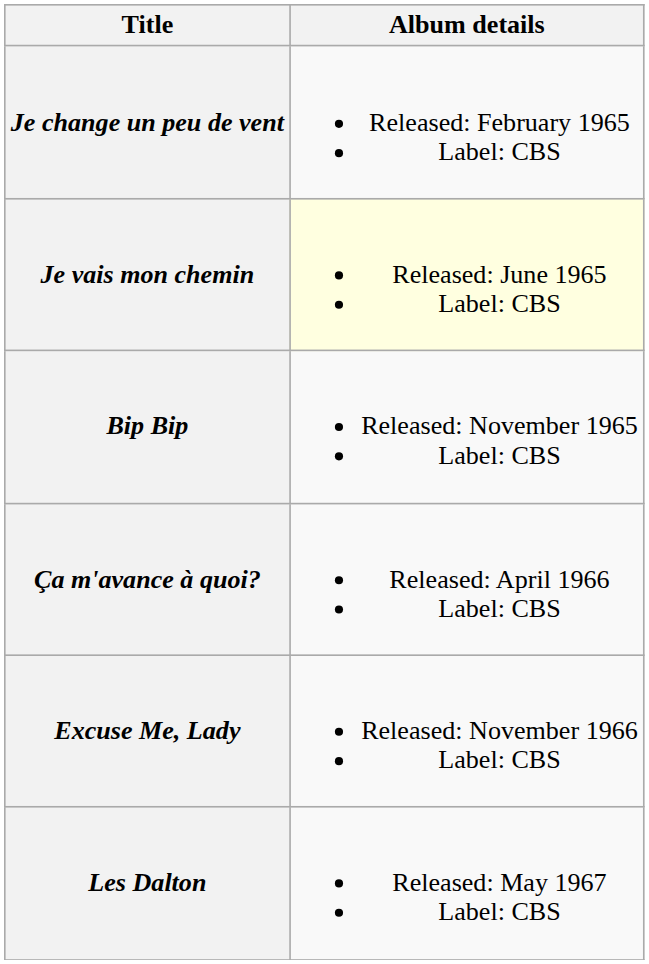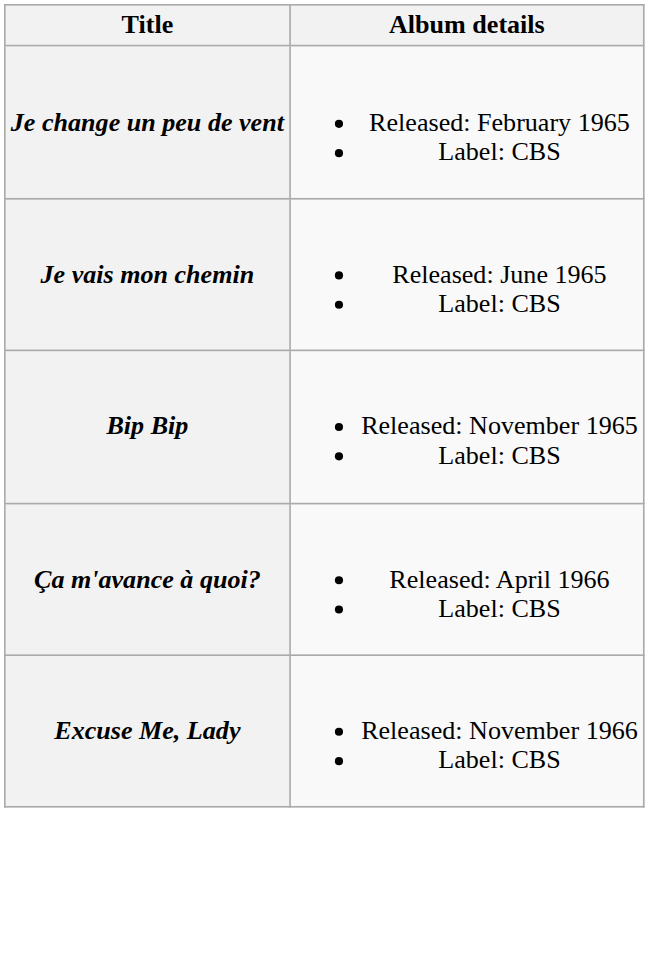(467, 289) lightyellow background -> (467, 289) no background
- row: (147, 882)
